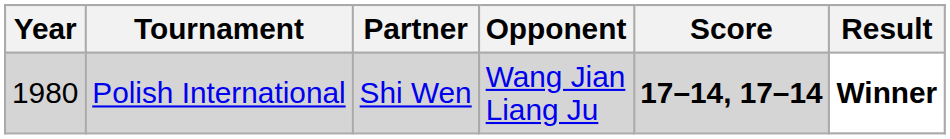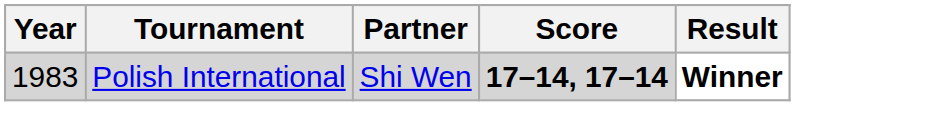- column: (556, 29)
(45, 93) 1980 -> (45, 76) 1983
